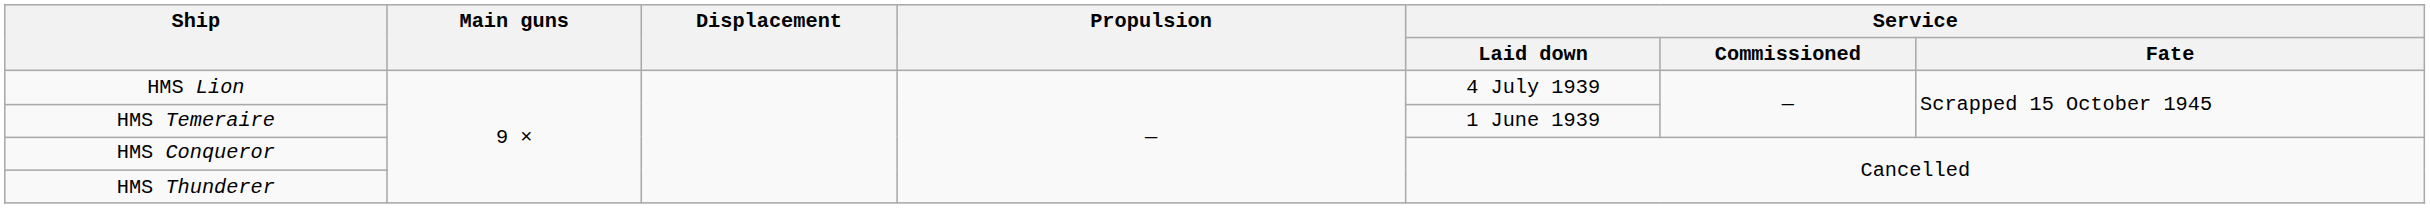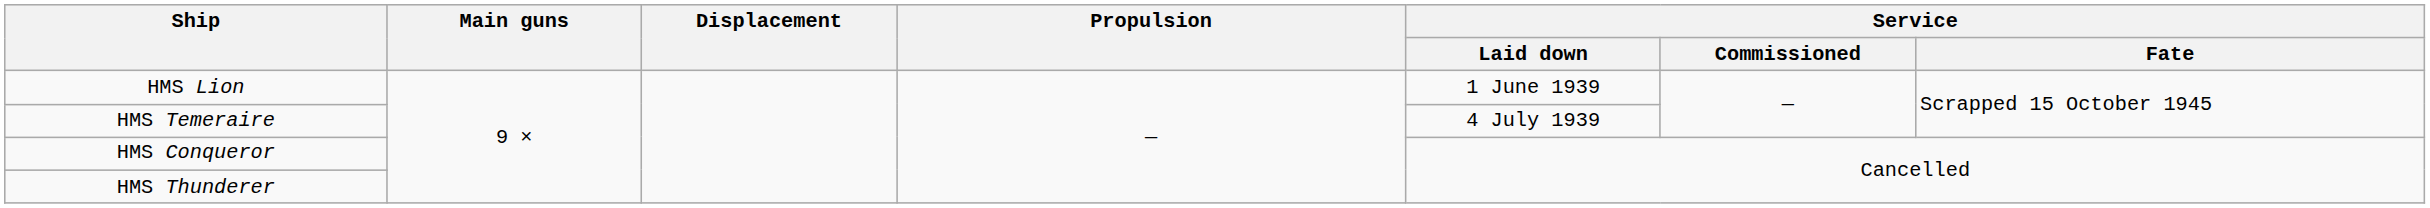(1533, 87) 4 July 1939 -> (1533, 87) 1 June 1939
(1533, 120) 1 June 1939 -> (1533, 120) 4 July 1939
